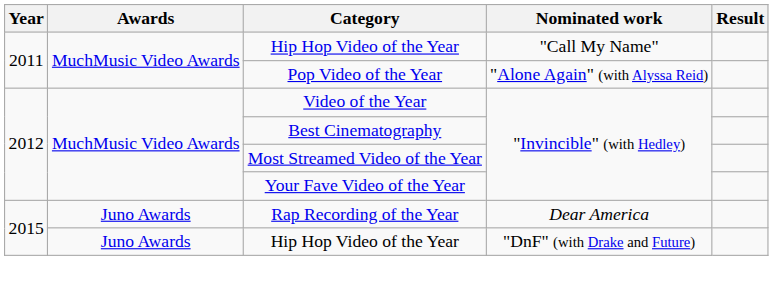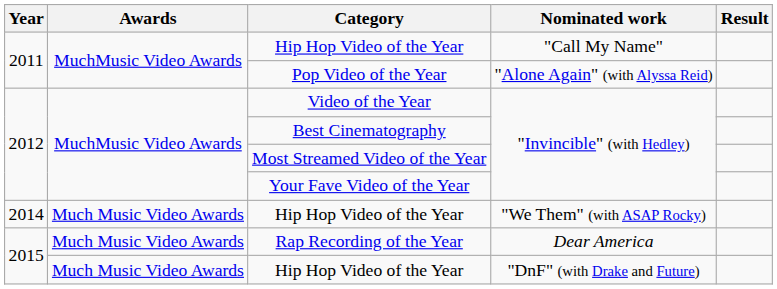+ row: (369, 213)
(146, 213) Juno Awards -> (148, 241) Much Music Video Awards
(146, 241) Juno Awards -> (148, 269) Much Music Video Awards
